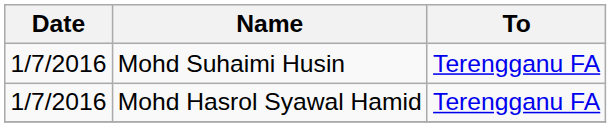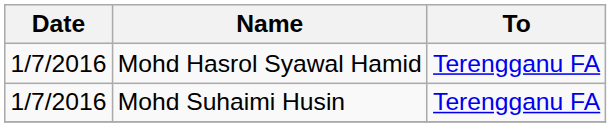rows swapped: (231, 63) <-> (270, 102)
